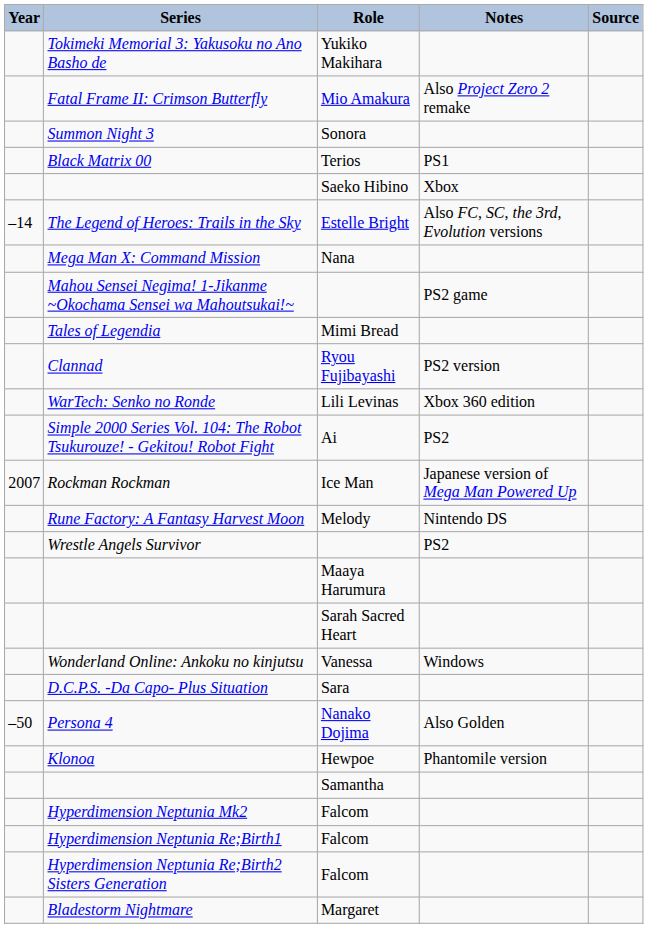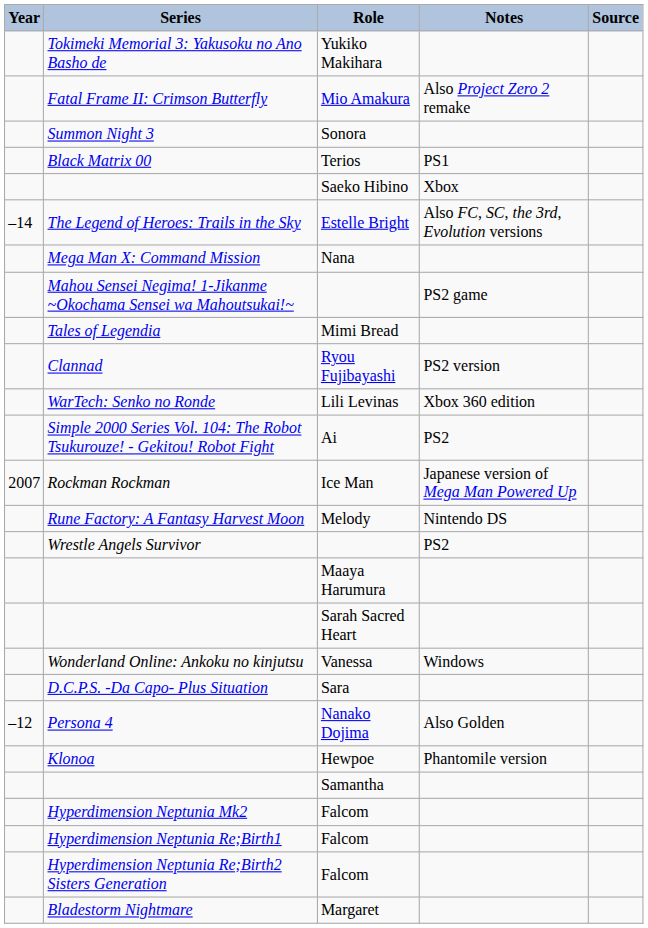(20, 723) –50 -> (20, 723) –12
